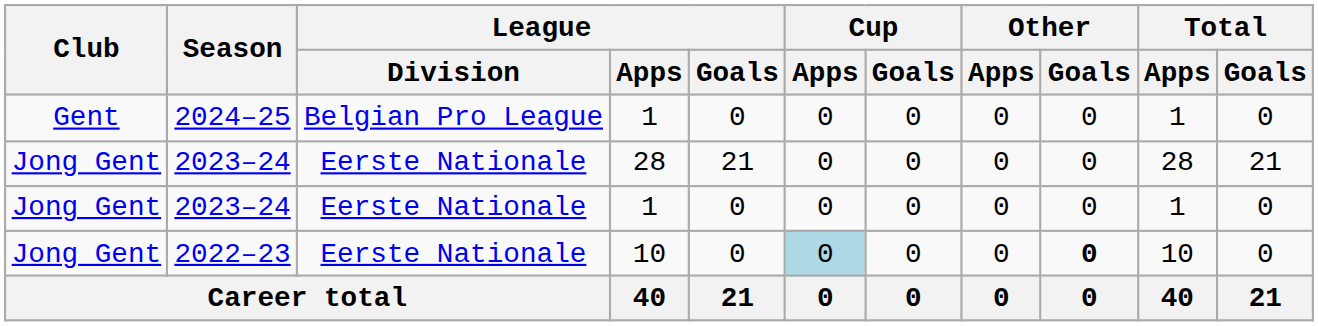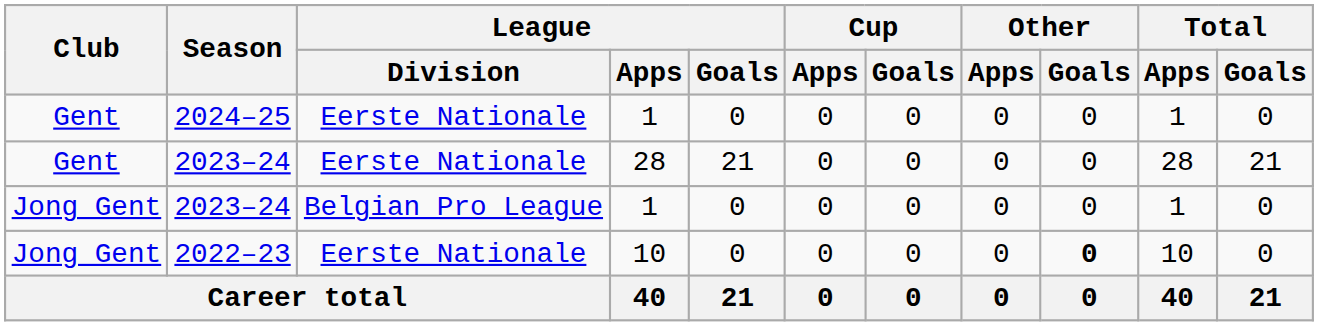(453, 118) Belgian Pro League -> (453, 118) Eerste Nationale
(86, 163) Jong Gent -> (86, 163) Gent
(453, 208) Eerste Nationale -> (453, 208) Belgian Pro League
(825, 253) lightblue background -> (825, 253) no background
